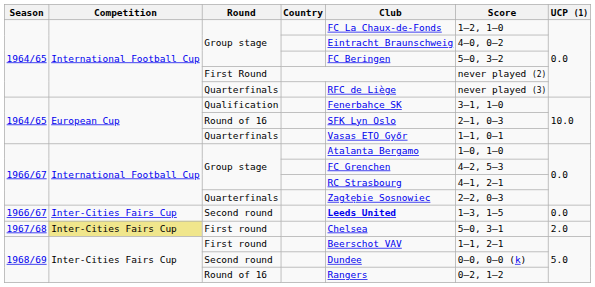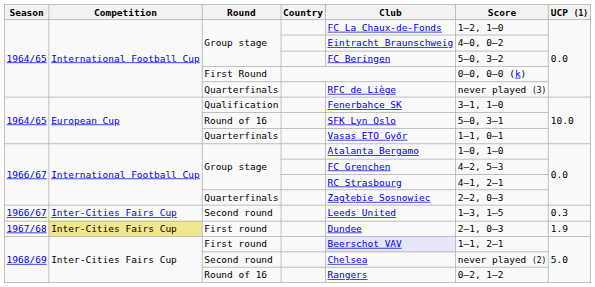(502, 74) never played (2) -> (492, 74) 0–0, 0–0 (k)
(481, 120) 2–1, 0–3 -> (481, 120) 5–0, 3–1
(362, 213) bold -> (362, 213) normal
(559, 213) 0.0 -> (559, 213) 0.3
(348, 229) Chelsea -> (345, 229) Dundee
(481, 229) 5–0, 3–1 -> (481, 229) 2–1, 0–3
(559, 229) 2.0 -> (559, 229) 1.9
(365, 244) no background -> (365, 244) lavender background
(345, 260) Dundee -> (348, 260) Chelsea
(492, 260) 0–0, 0–0 (k) -> (502, 260) never played (2)
